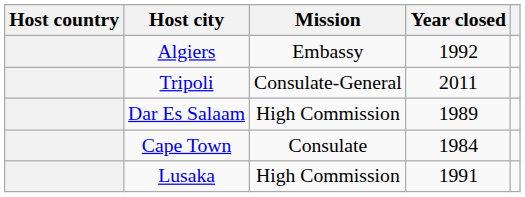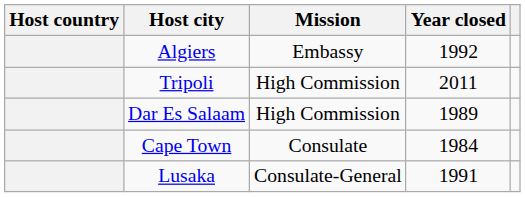(328, 82) Consulate-General -> (328, 82) High Commission
(328, 176) High Commission -> (328, 176) Consulate-General
